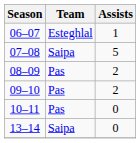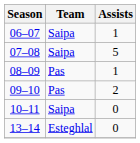(70, 33) Esteghlal -> (61, 33) Saipa
(116, 71) 2 -> (116, 71) 1
(56, 109) Pas -> (61, 109) Saipa
(61, 128) Saipa -> (70, 128) Esteghlal
